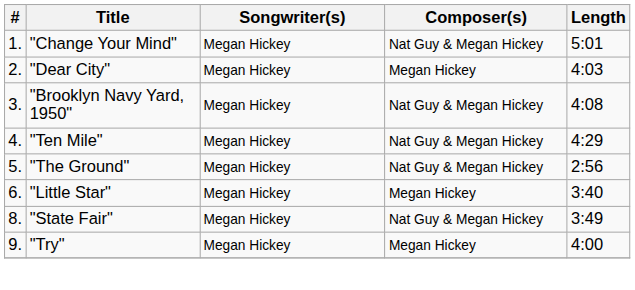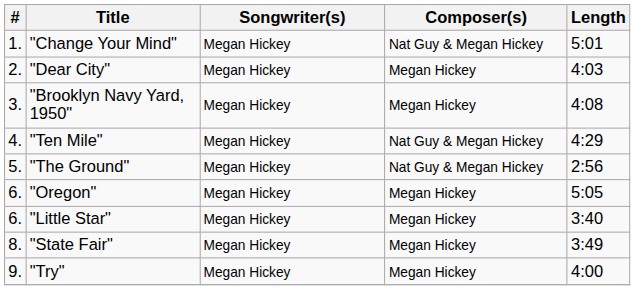(466, 106) Nat Guy & Megan Hickey -> (432, 106) Megan Hickey
+ row: (63, 192)
(466, 220) Nat Guy & Megan Hickey -> (432, 246) Megan Hickey
